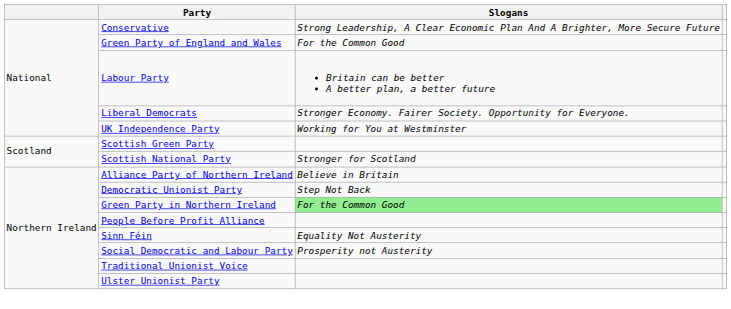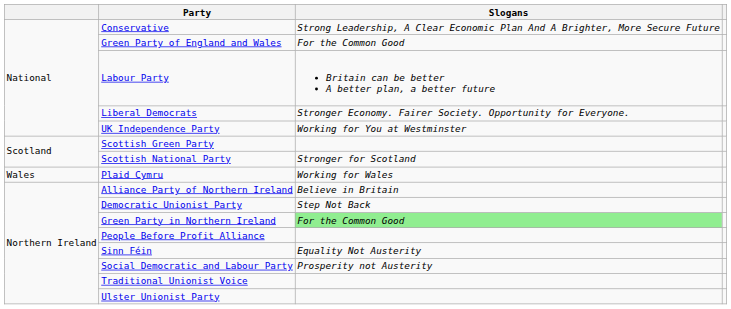+ row: (132, 174)
